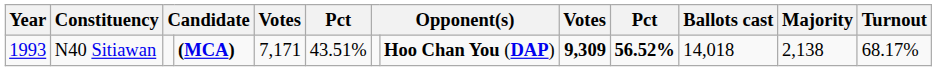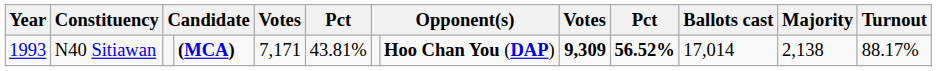(338, 50) 43.51% -> (338, 50) 43.81%
(709, 50) 14,018 -> (709, 50) 17,014
(890, 50) 68.17% -> (890, 50) 88.17%
